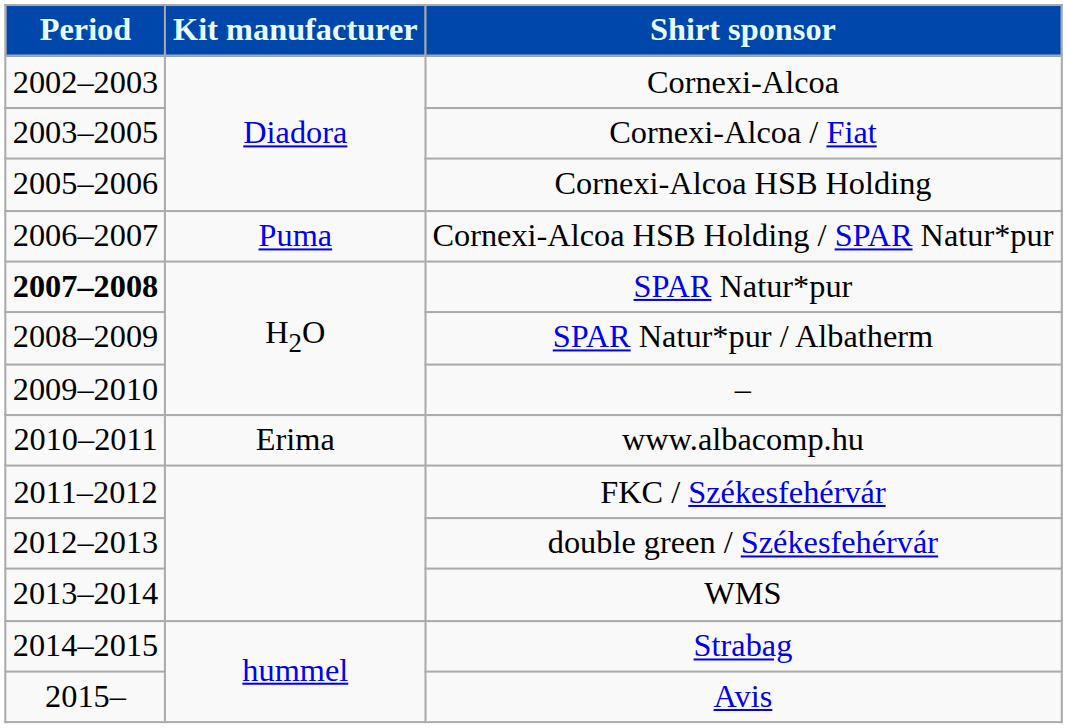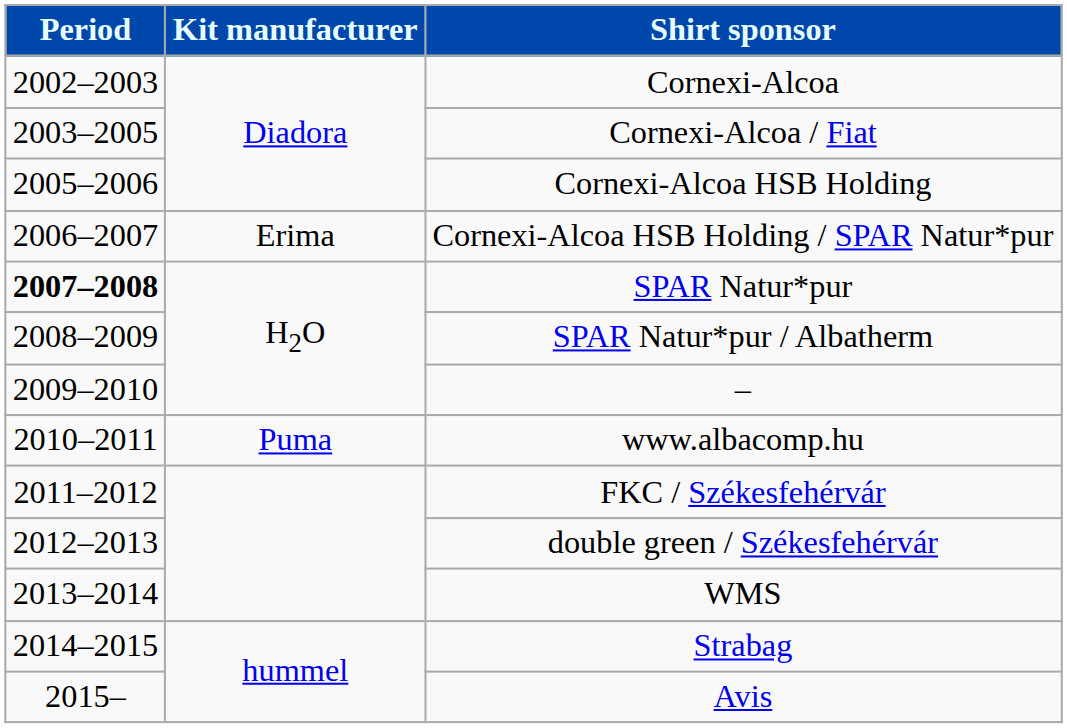(295, 235) Puma -> (295, 235) Erima
(295, 440) Erima -> (295, 440) Puma
